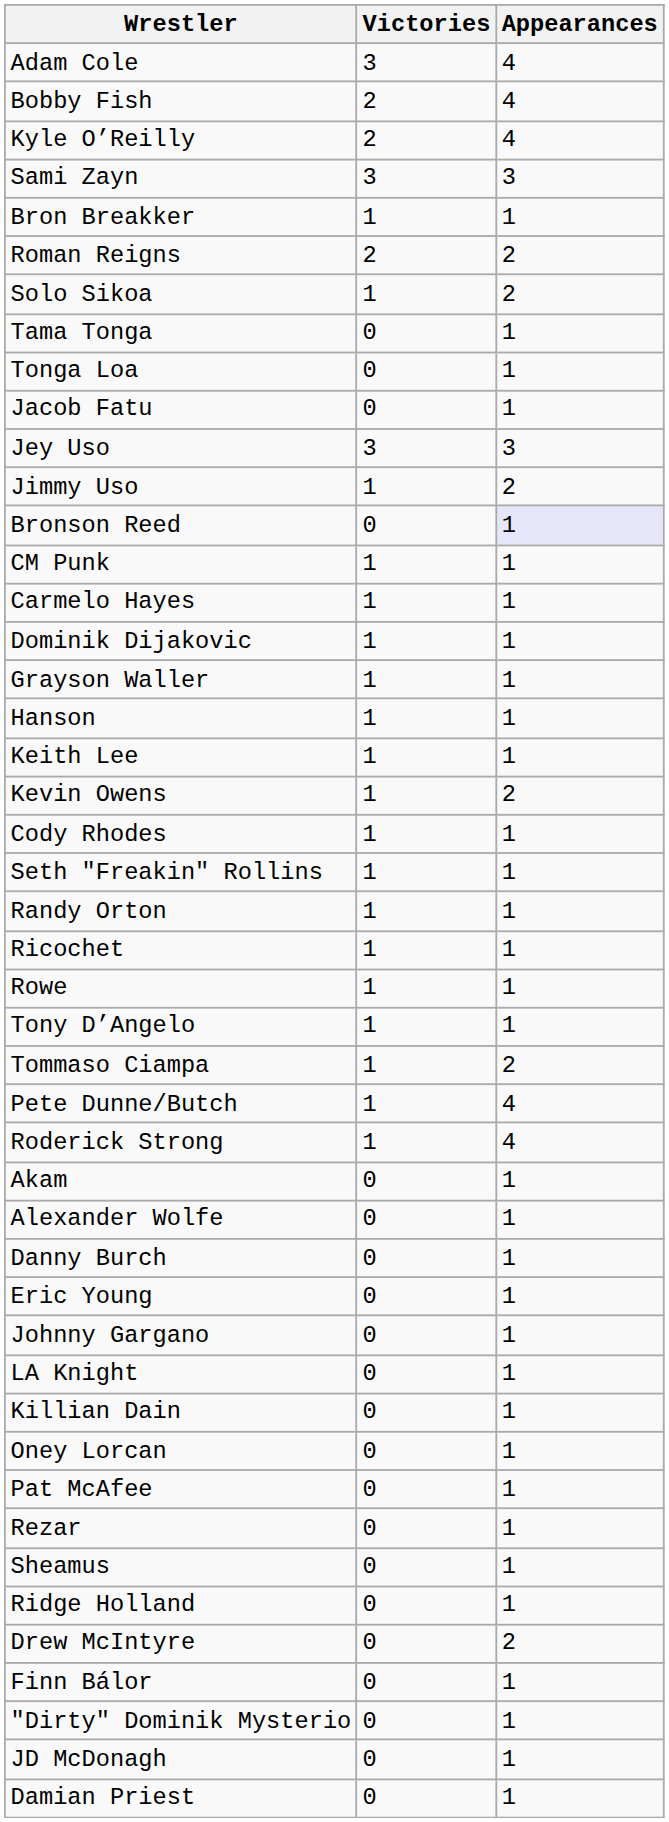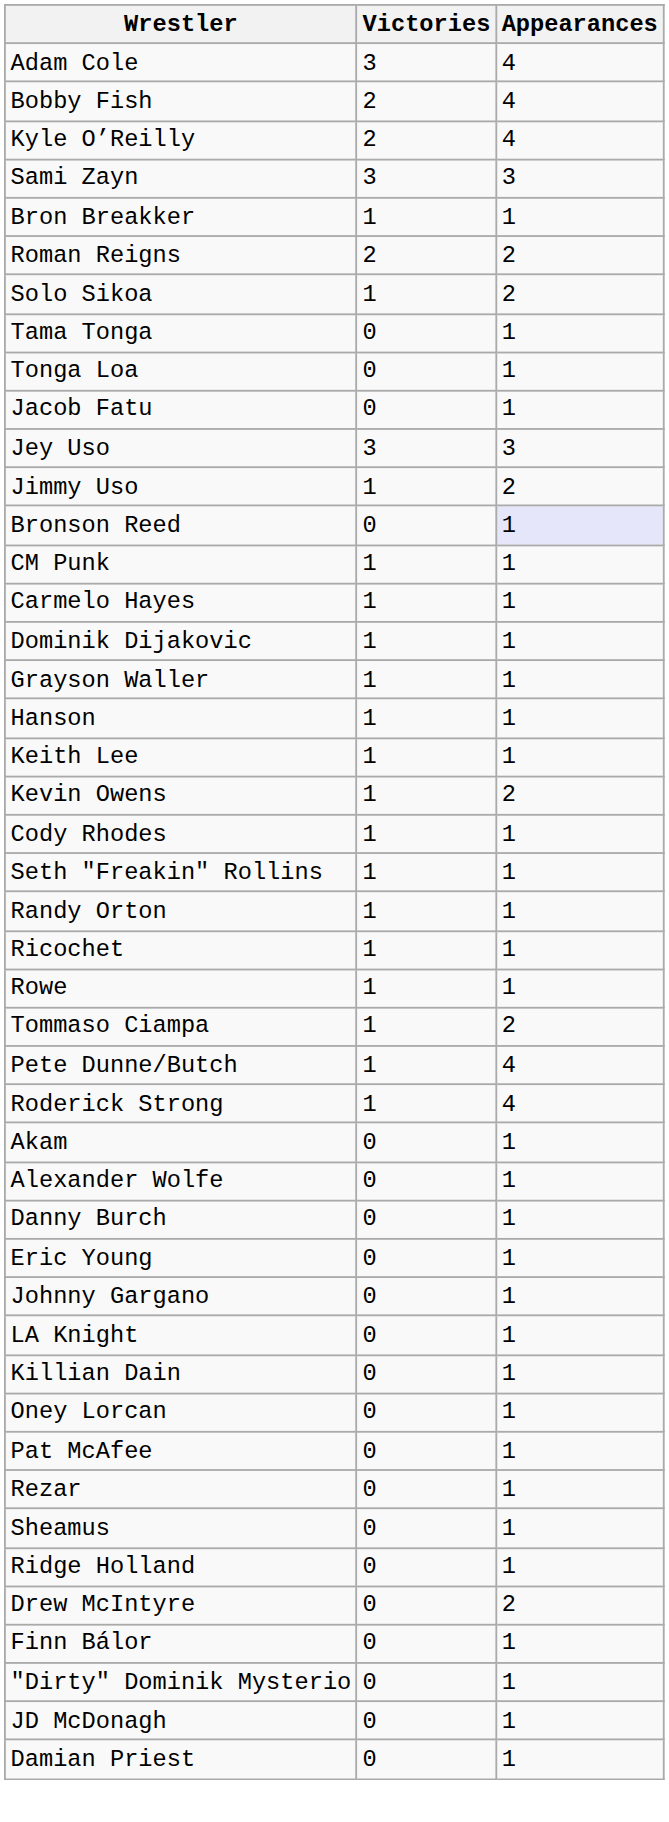- row: (103, 1027)
